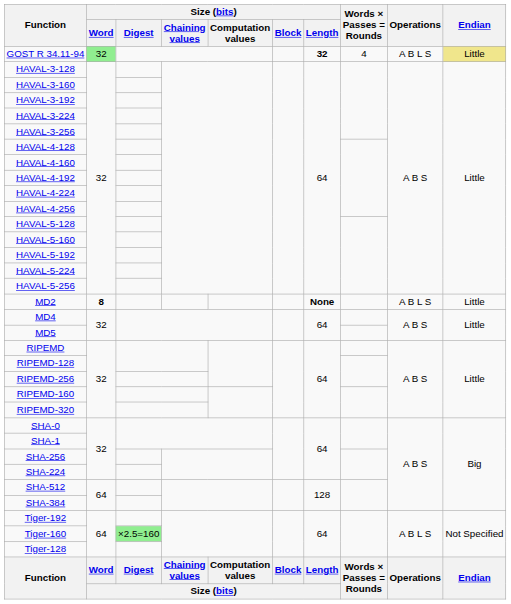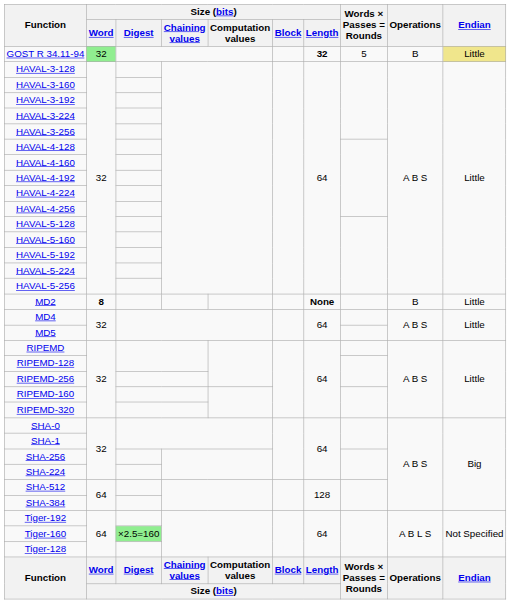(364, 54) 4 -> (364, 54) 5
(415, 54) A B L S -> (415, 54) B
(415, 301) A B L S -> (415, 301) B
